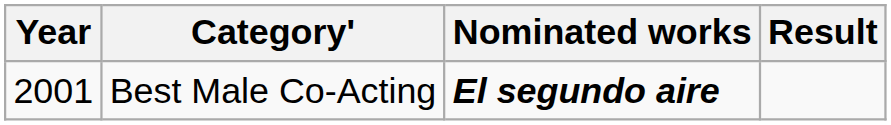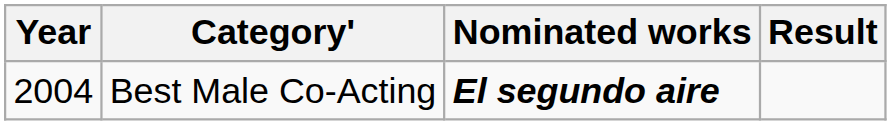(53, 89) 2001 -> (53, 89) 2004
